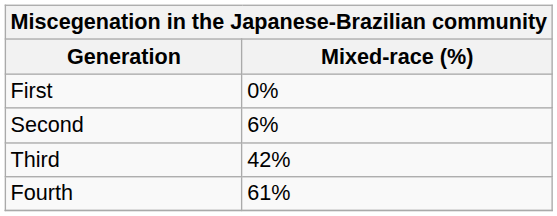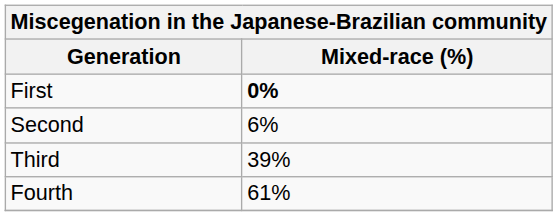(263, 90) normal -> (263, 90) bold
(269, 159) 42% -> (269, 159) 39%
